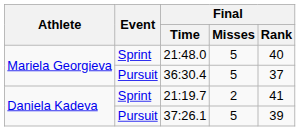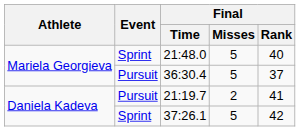(135, 95) Sprint -> (138, 95) Pursuit
(138, 116) Pursuit -> (135, 116) Sprint
(276, 116) 39 -> (276, 116) 42
